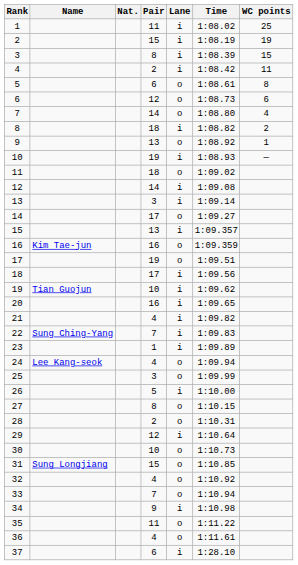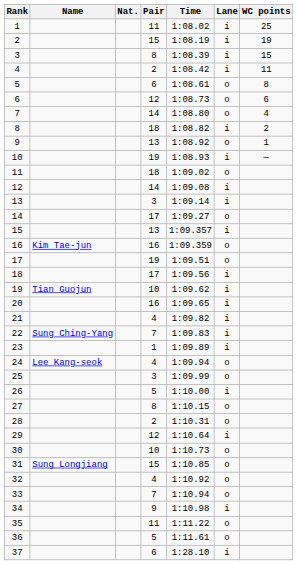columns swapped: (180, 12) <-> (216, 12)
(154, 538) 4 -> (154, 538) 5
